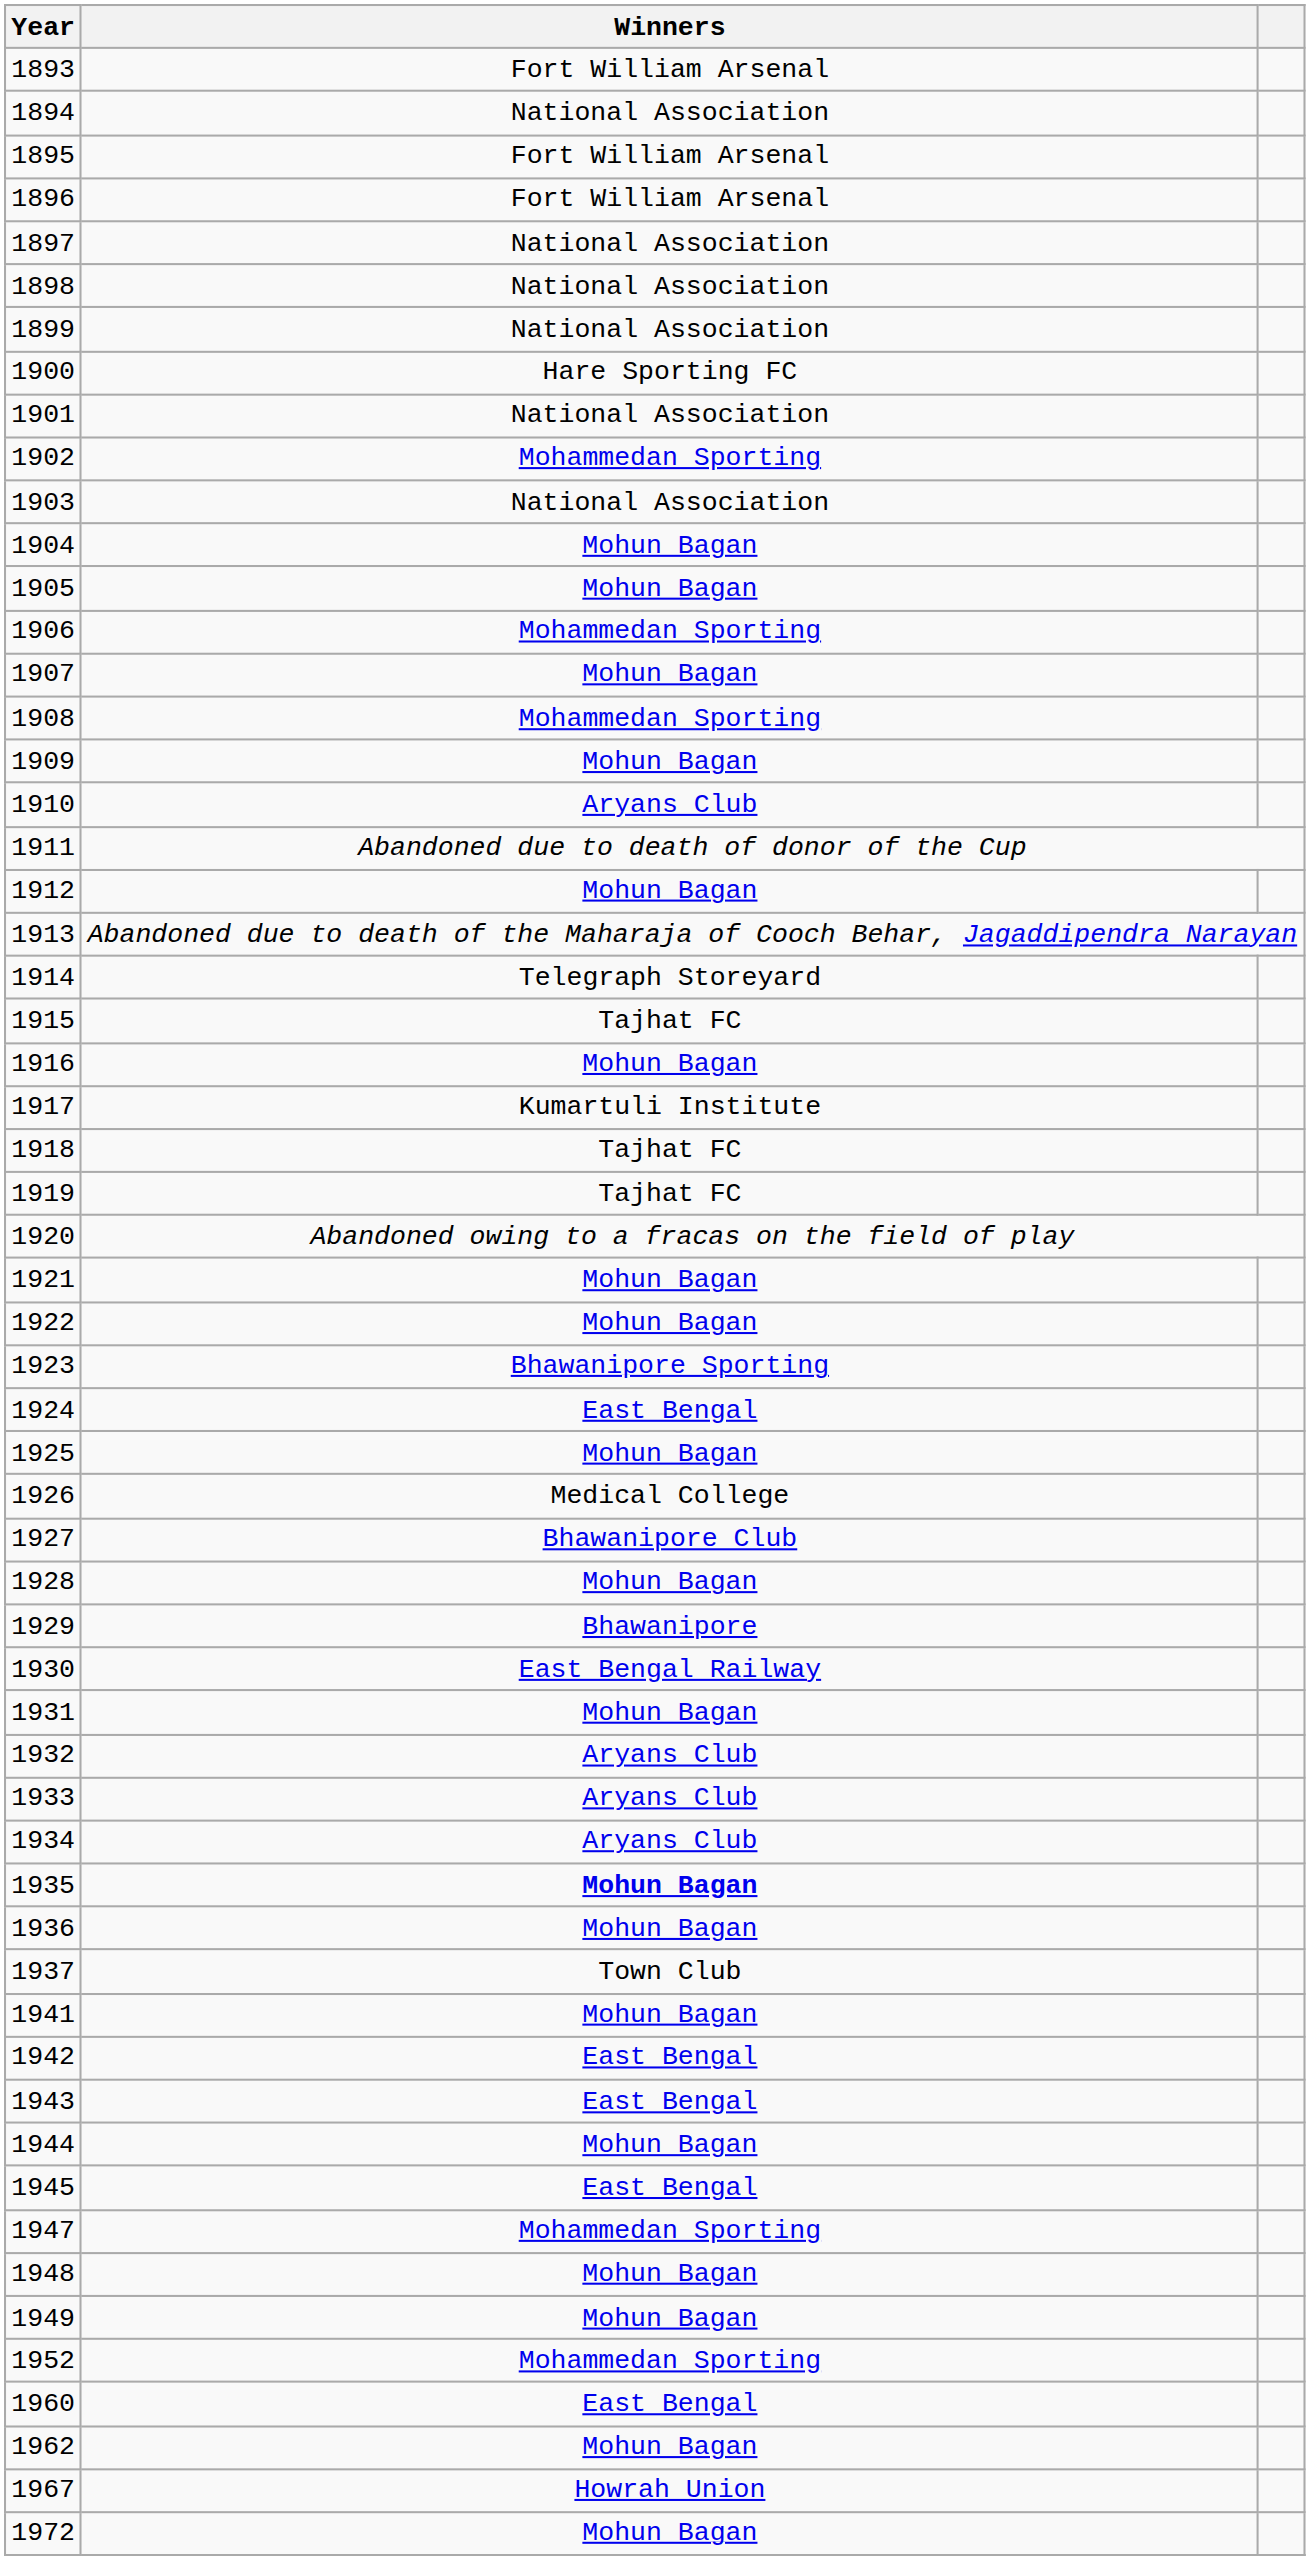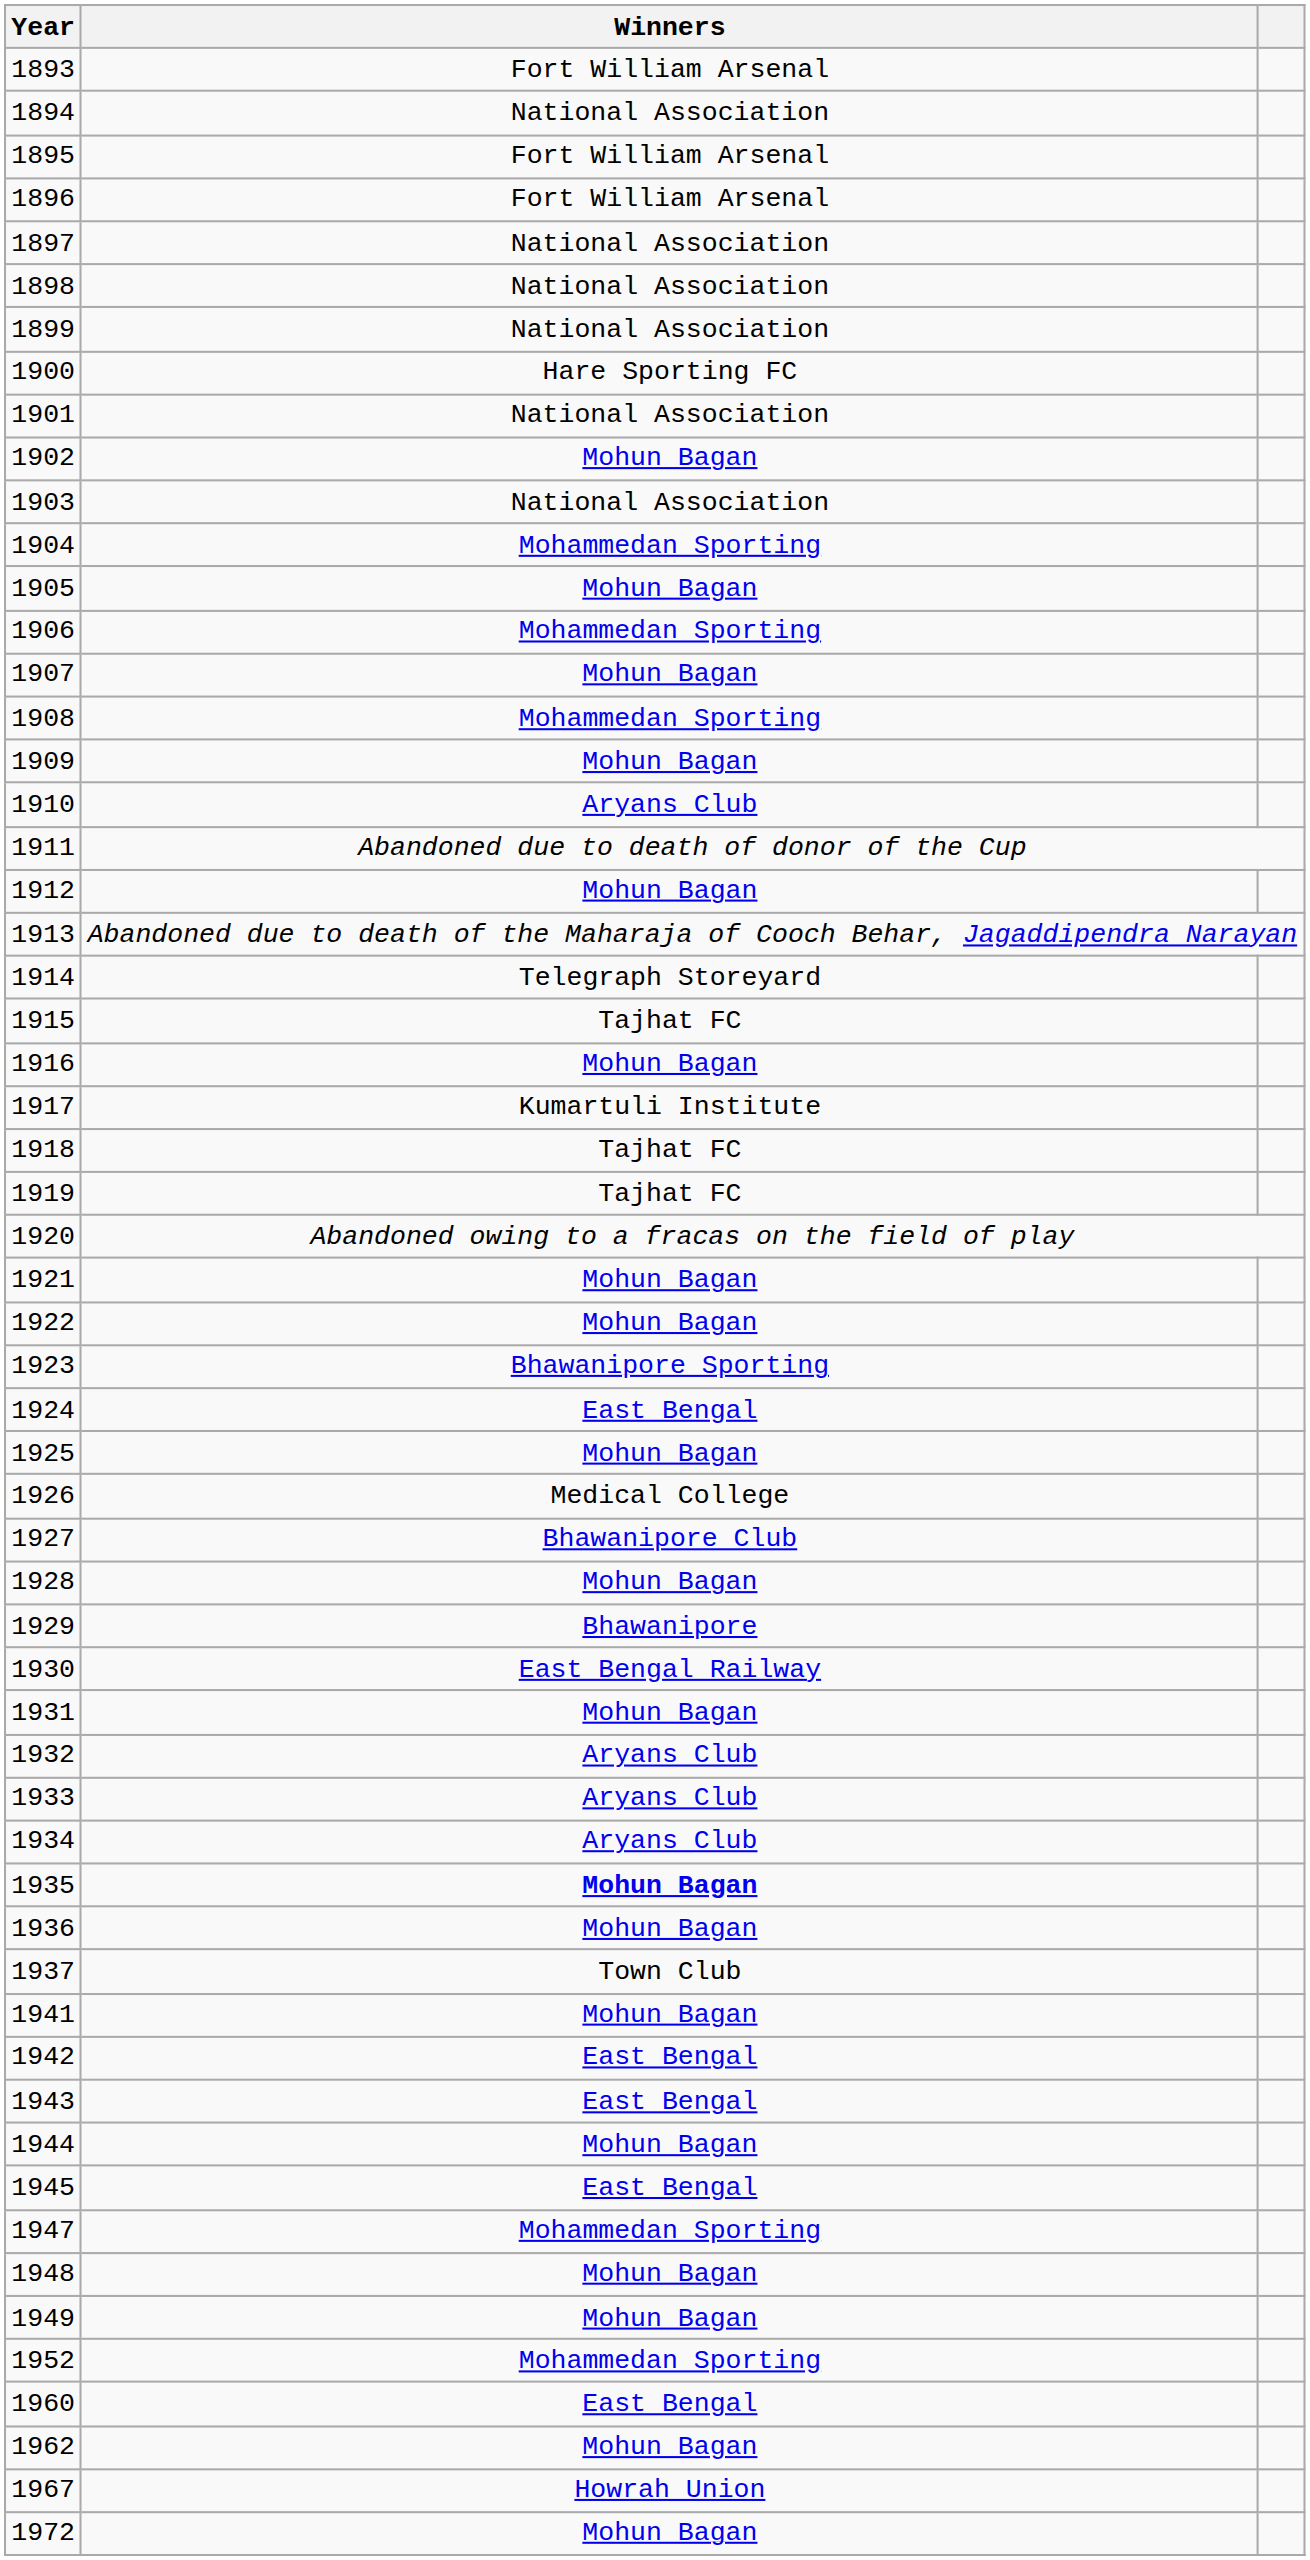(670, 459) Mohammedan Sporting -> (670, 459) Mohun Bagan
(670, 545) Mohun Bagan -> (670, 545) Mohammedan Sporting
